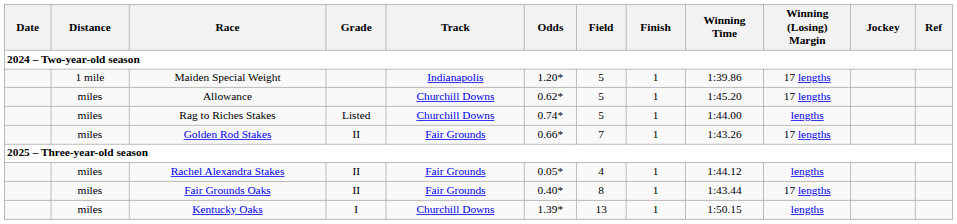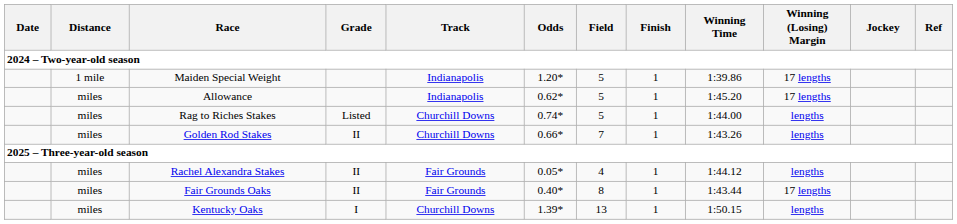(455, 97) Churchill Downs -> (455, 97) Indianapolis
(455, 134) Fair Grounds -> (455, 134) Churchill Downs
(807, 134) 17 lengths -> (807, 134) lengths
